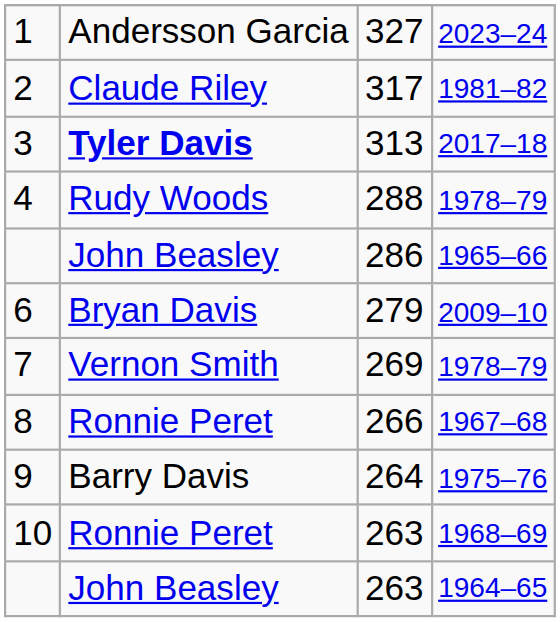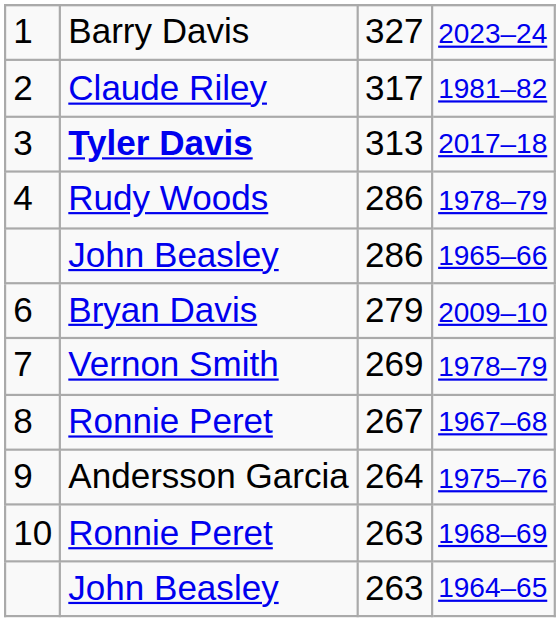(209, 32) Andersson Garcia -> (159, 32) Barry Davis
(394, 198) 288 -> (394, 198) 286
(394, 421) 266 -> (394, 421) 267
(159, 476) Barry Davis -> (209, 476) Andersson Garcia
